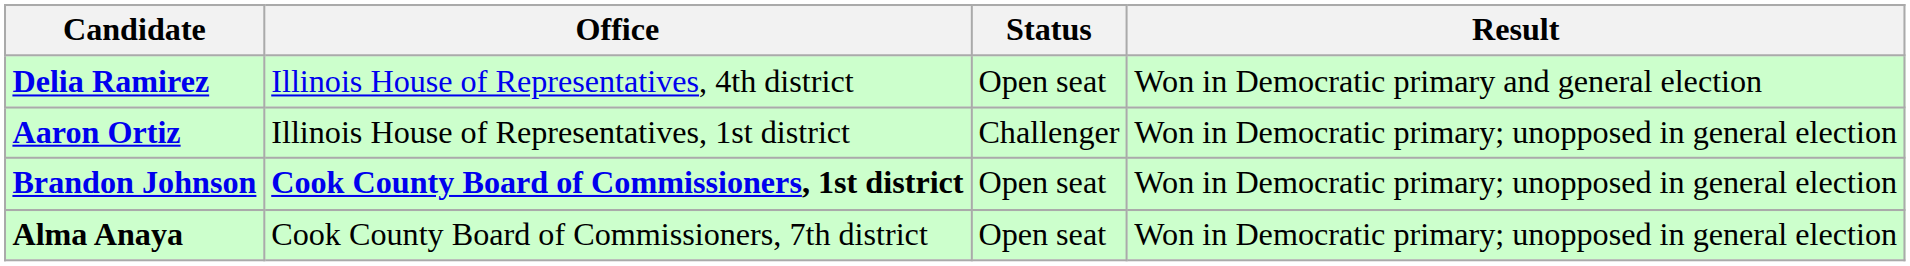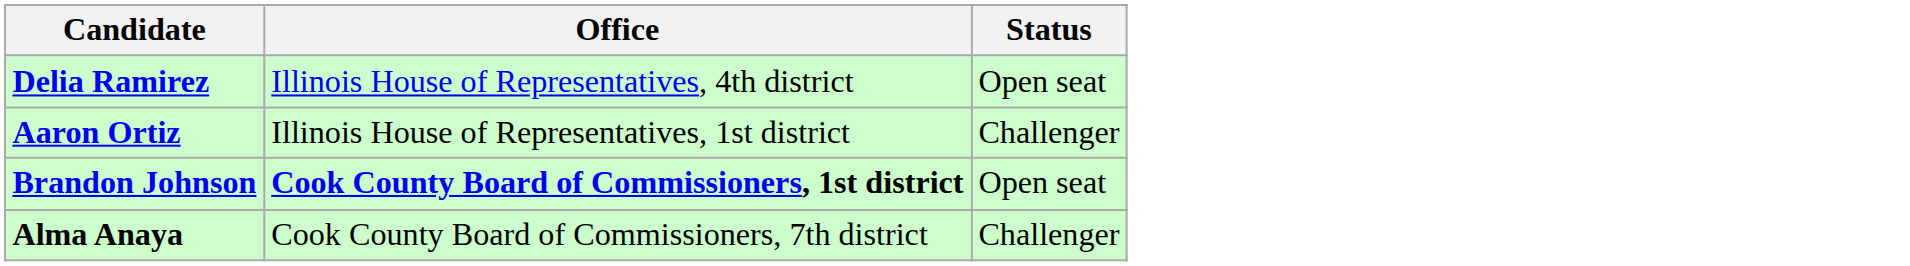- column: (1516, 30)
(1042, 234) Open seat -> (1049, 234) Challenger
